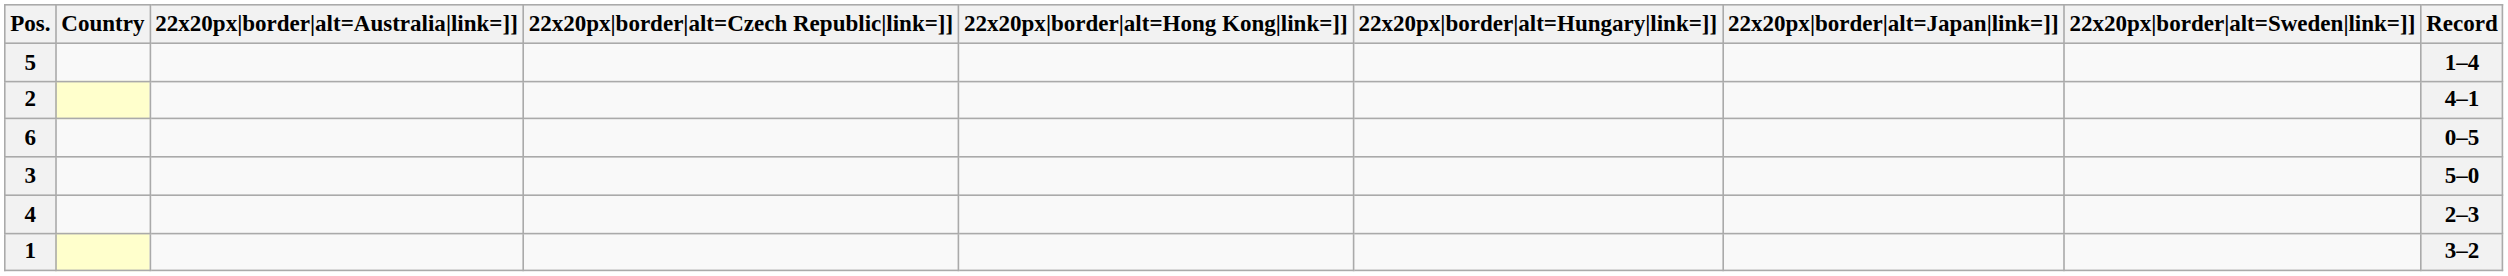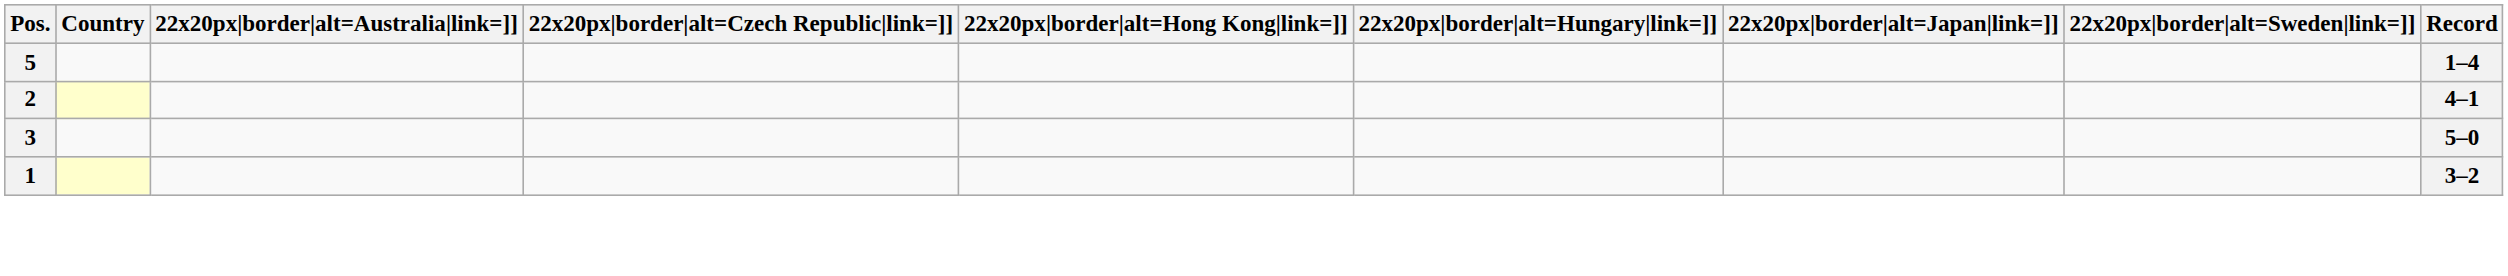- row: (30, 137)
- row: (30, 213)
